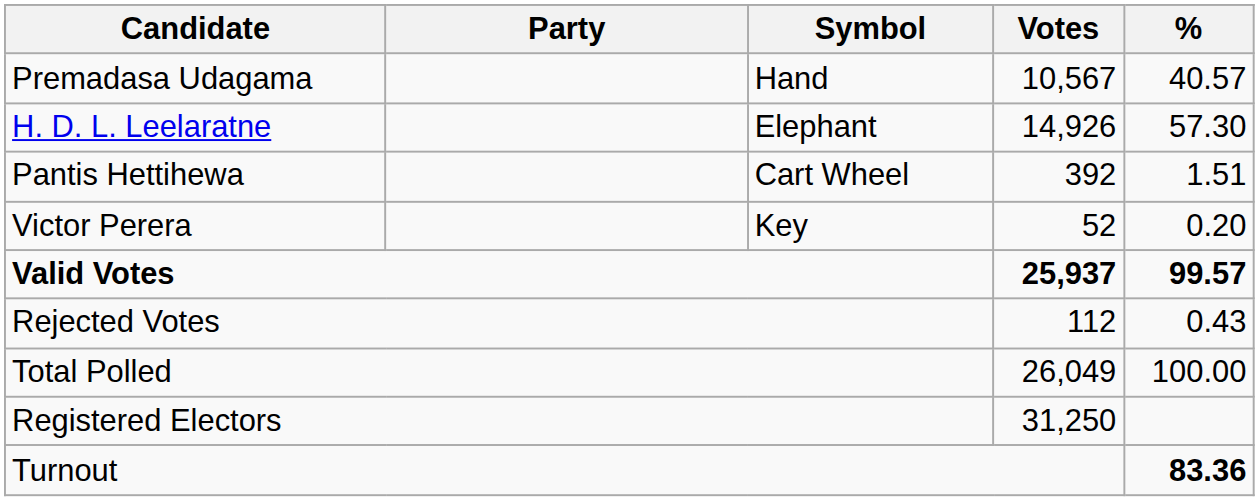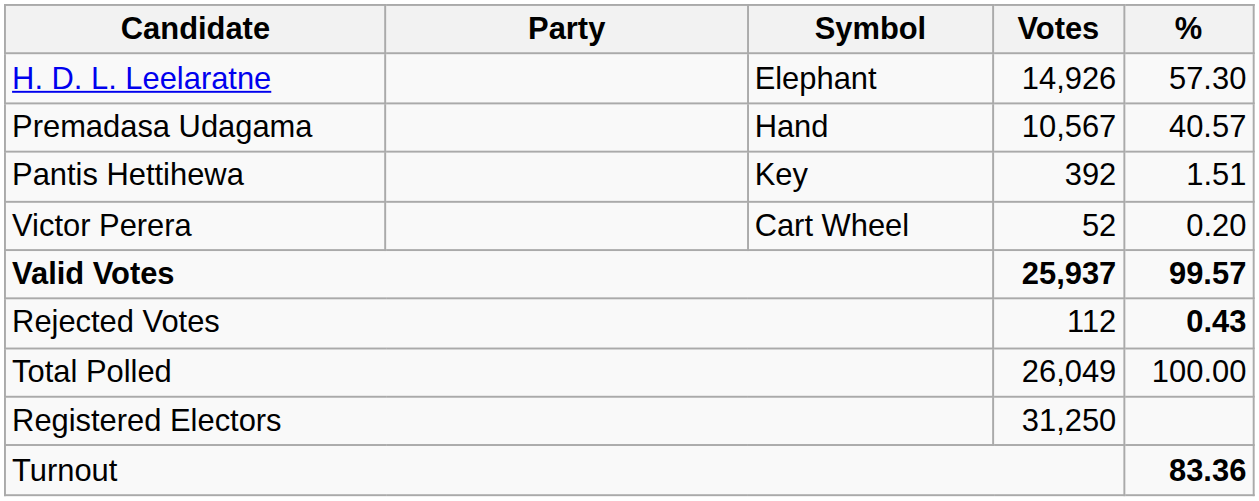rows swapped: (142, 126) <-> (162, 77)
(832, 175) Cart Wheel -> (781, 175) Key
(781, 224) Key -> (832, 224) Cart Wheel
(1216, 322) normal -> (1216, 322) bold
